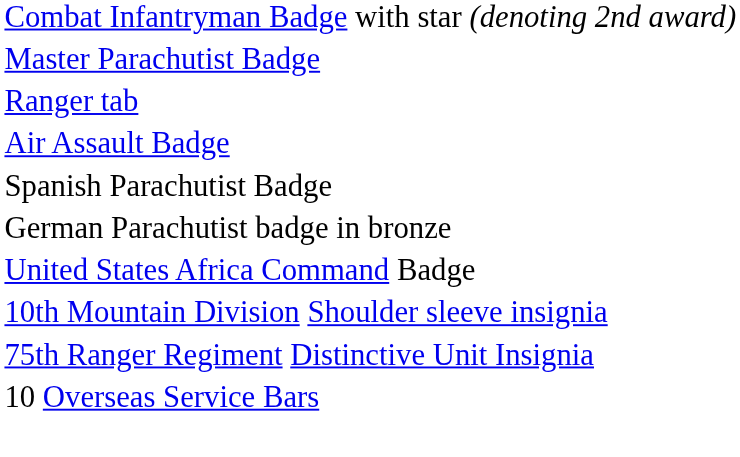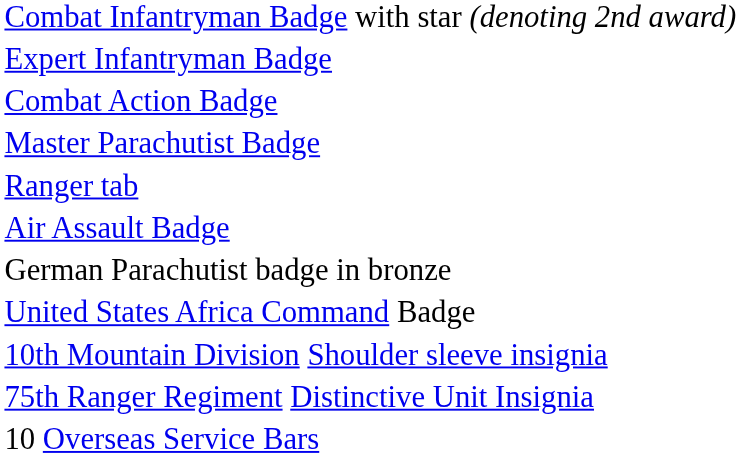+ row: (168, 58)
+ row: (141, 101)
- row: (168, 185)
